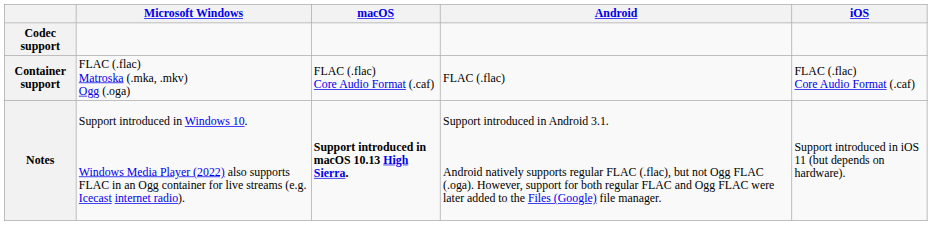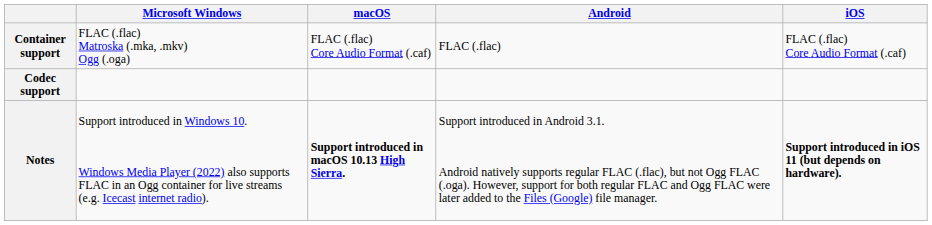rows swapped: (40, 39) <-> (40, 78)
(857, 160) normal -> (853, 160) bold
